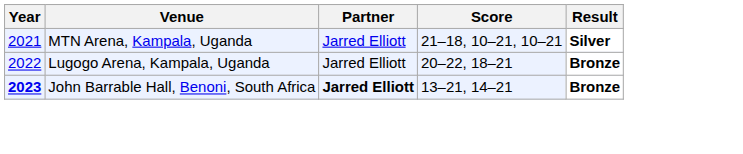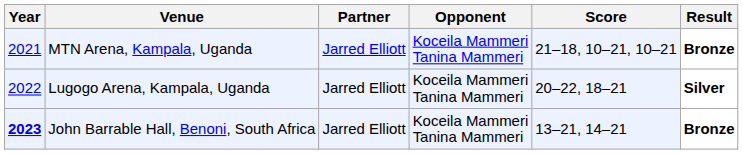+ column: (470, 17)
(590, 40) Silver -> (709, 49) Bronze
(595, 64) Bronze -> (704, 89) Silver
(368, 88) bold -> (364, 129) normal
